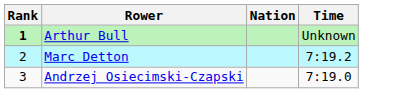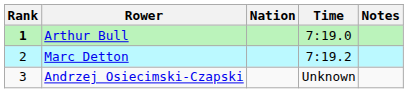+ column: (381, 15)
(329, 36) Unknown -> (329, 36) 7:19.0
(329, 77) 7:19.0 -> (329, 77) Unknown
